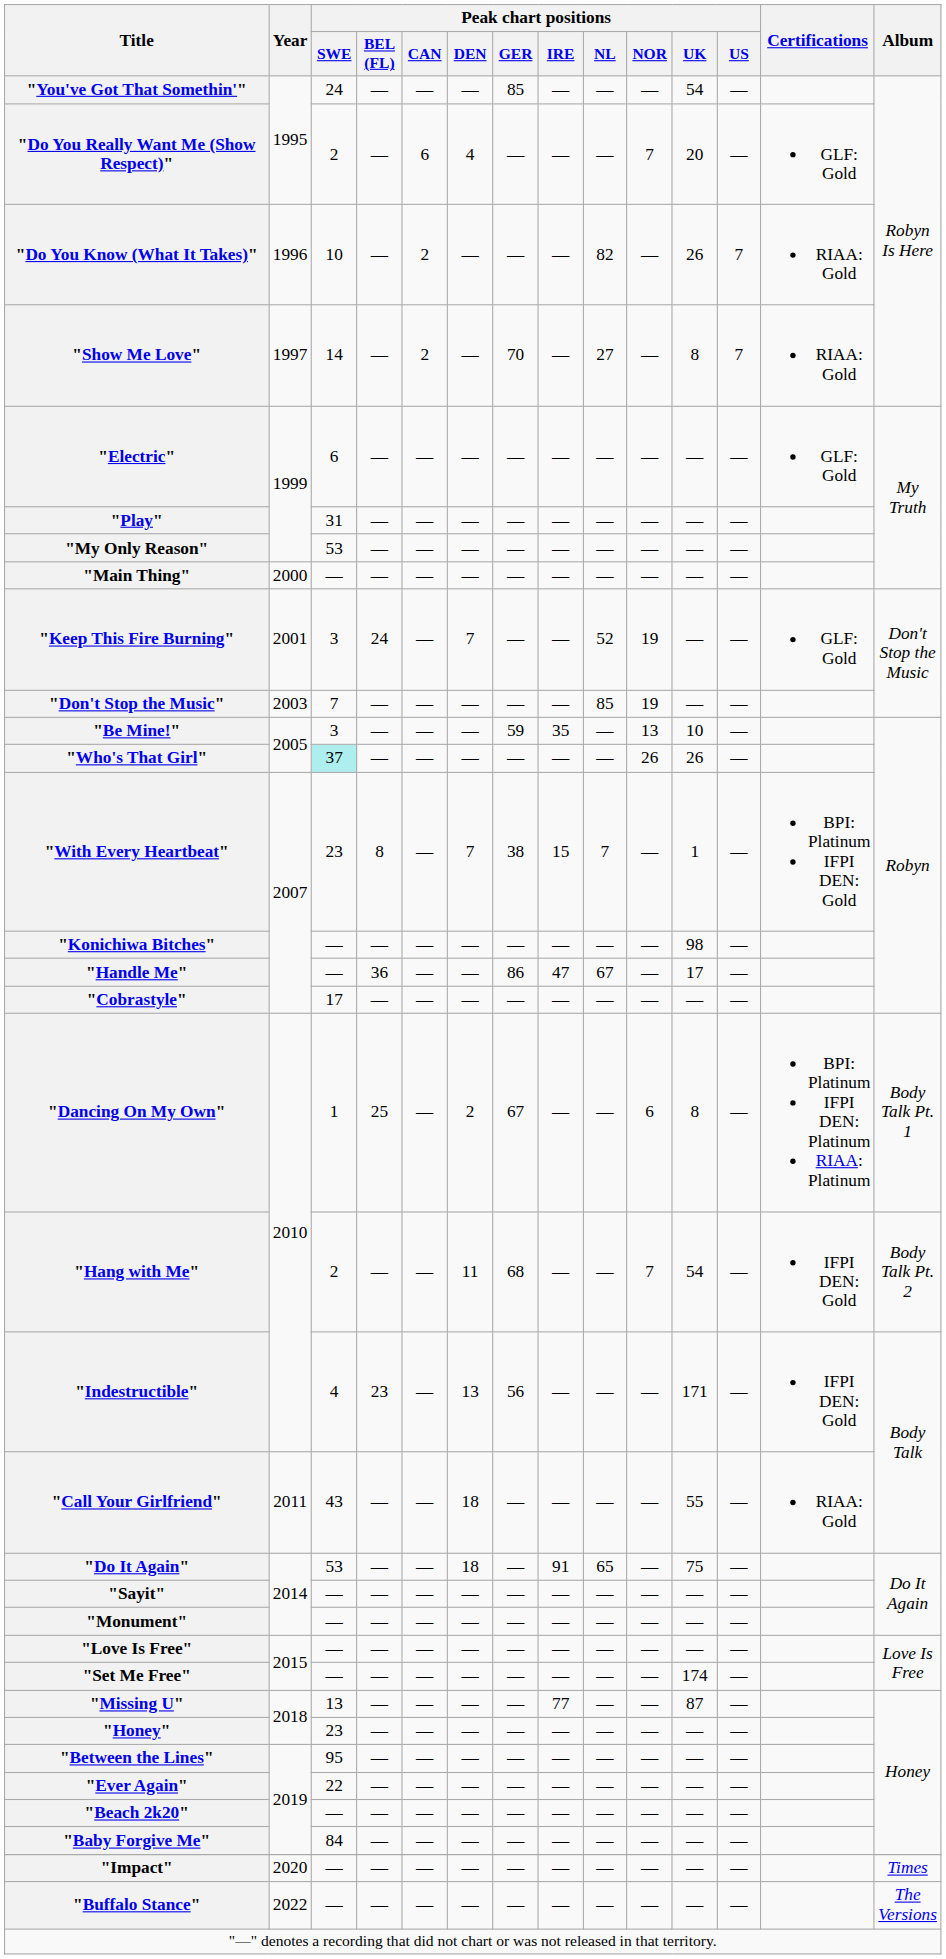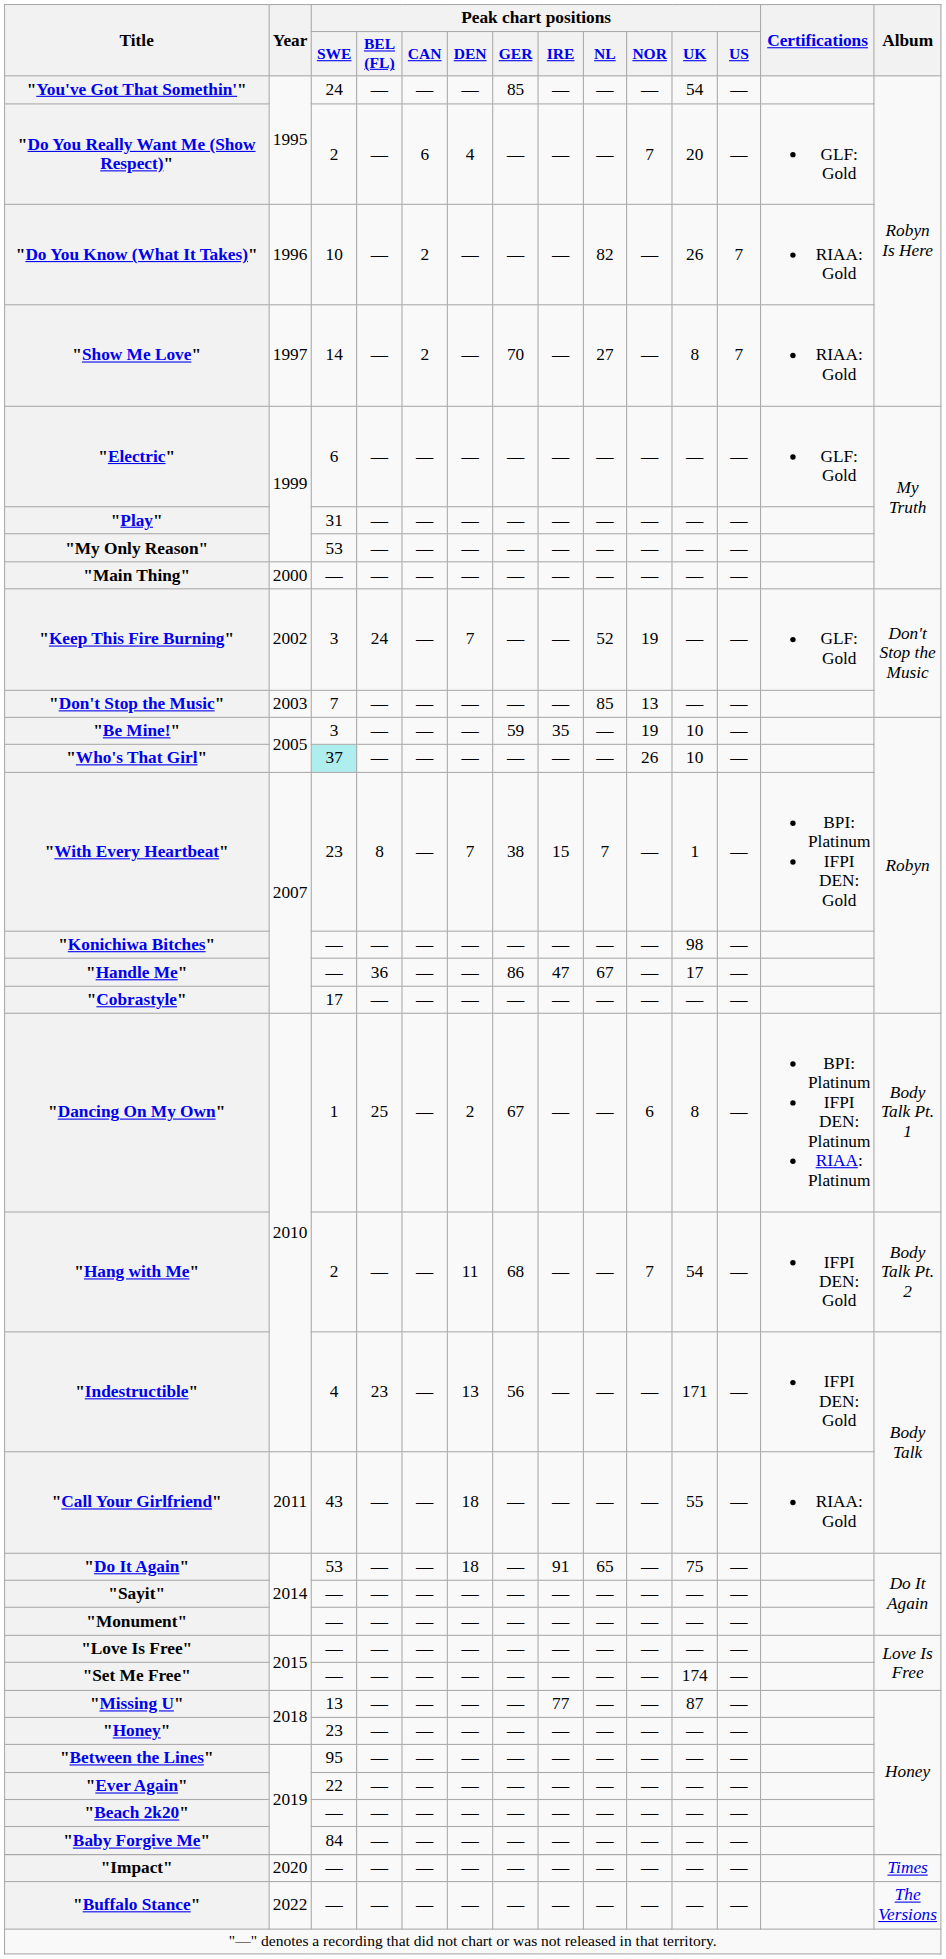(290, 639) 2001 -> (290, 639) 2002
(650, 703) 19 -> (650, 703) 13
(650, 730) 13 -> (650, 730) 19
(695, 758) 26 -> (695, 758) 10
